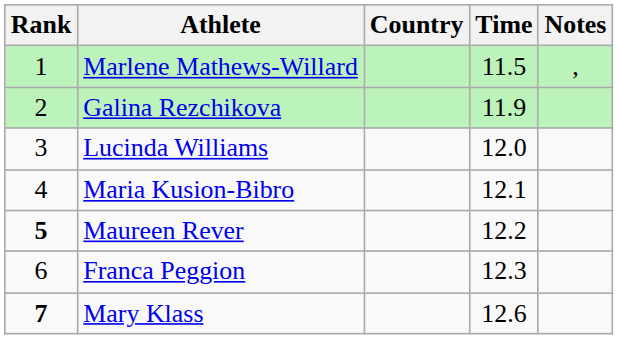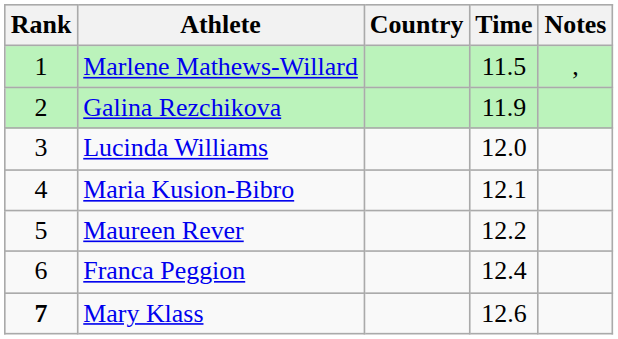(41, 230) bold -> (41, 230) normal
(504, 271) 12.3 -> (504, 271) 12.4
